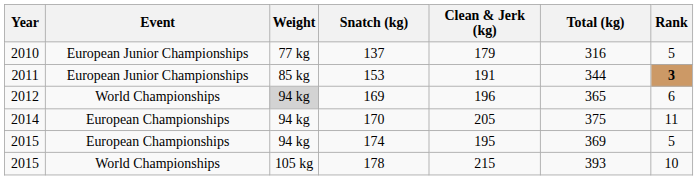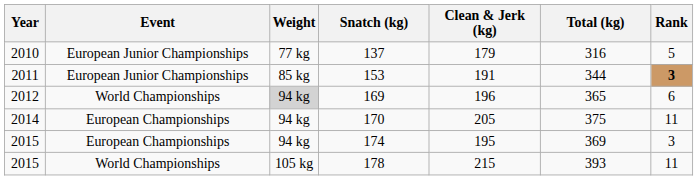(672, 141) 5 -> (672, 141) 3
(672, 163) 10 -> (672, 163) 11
